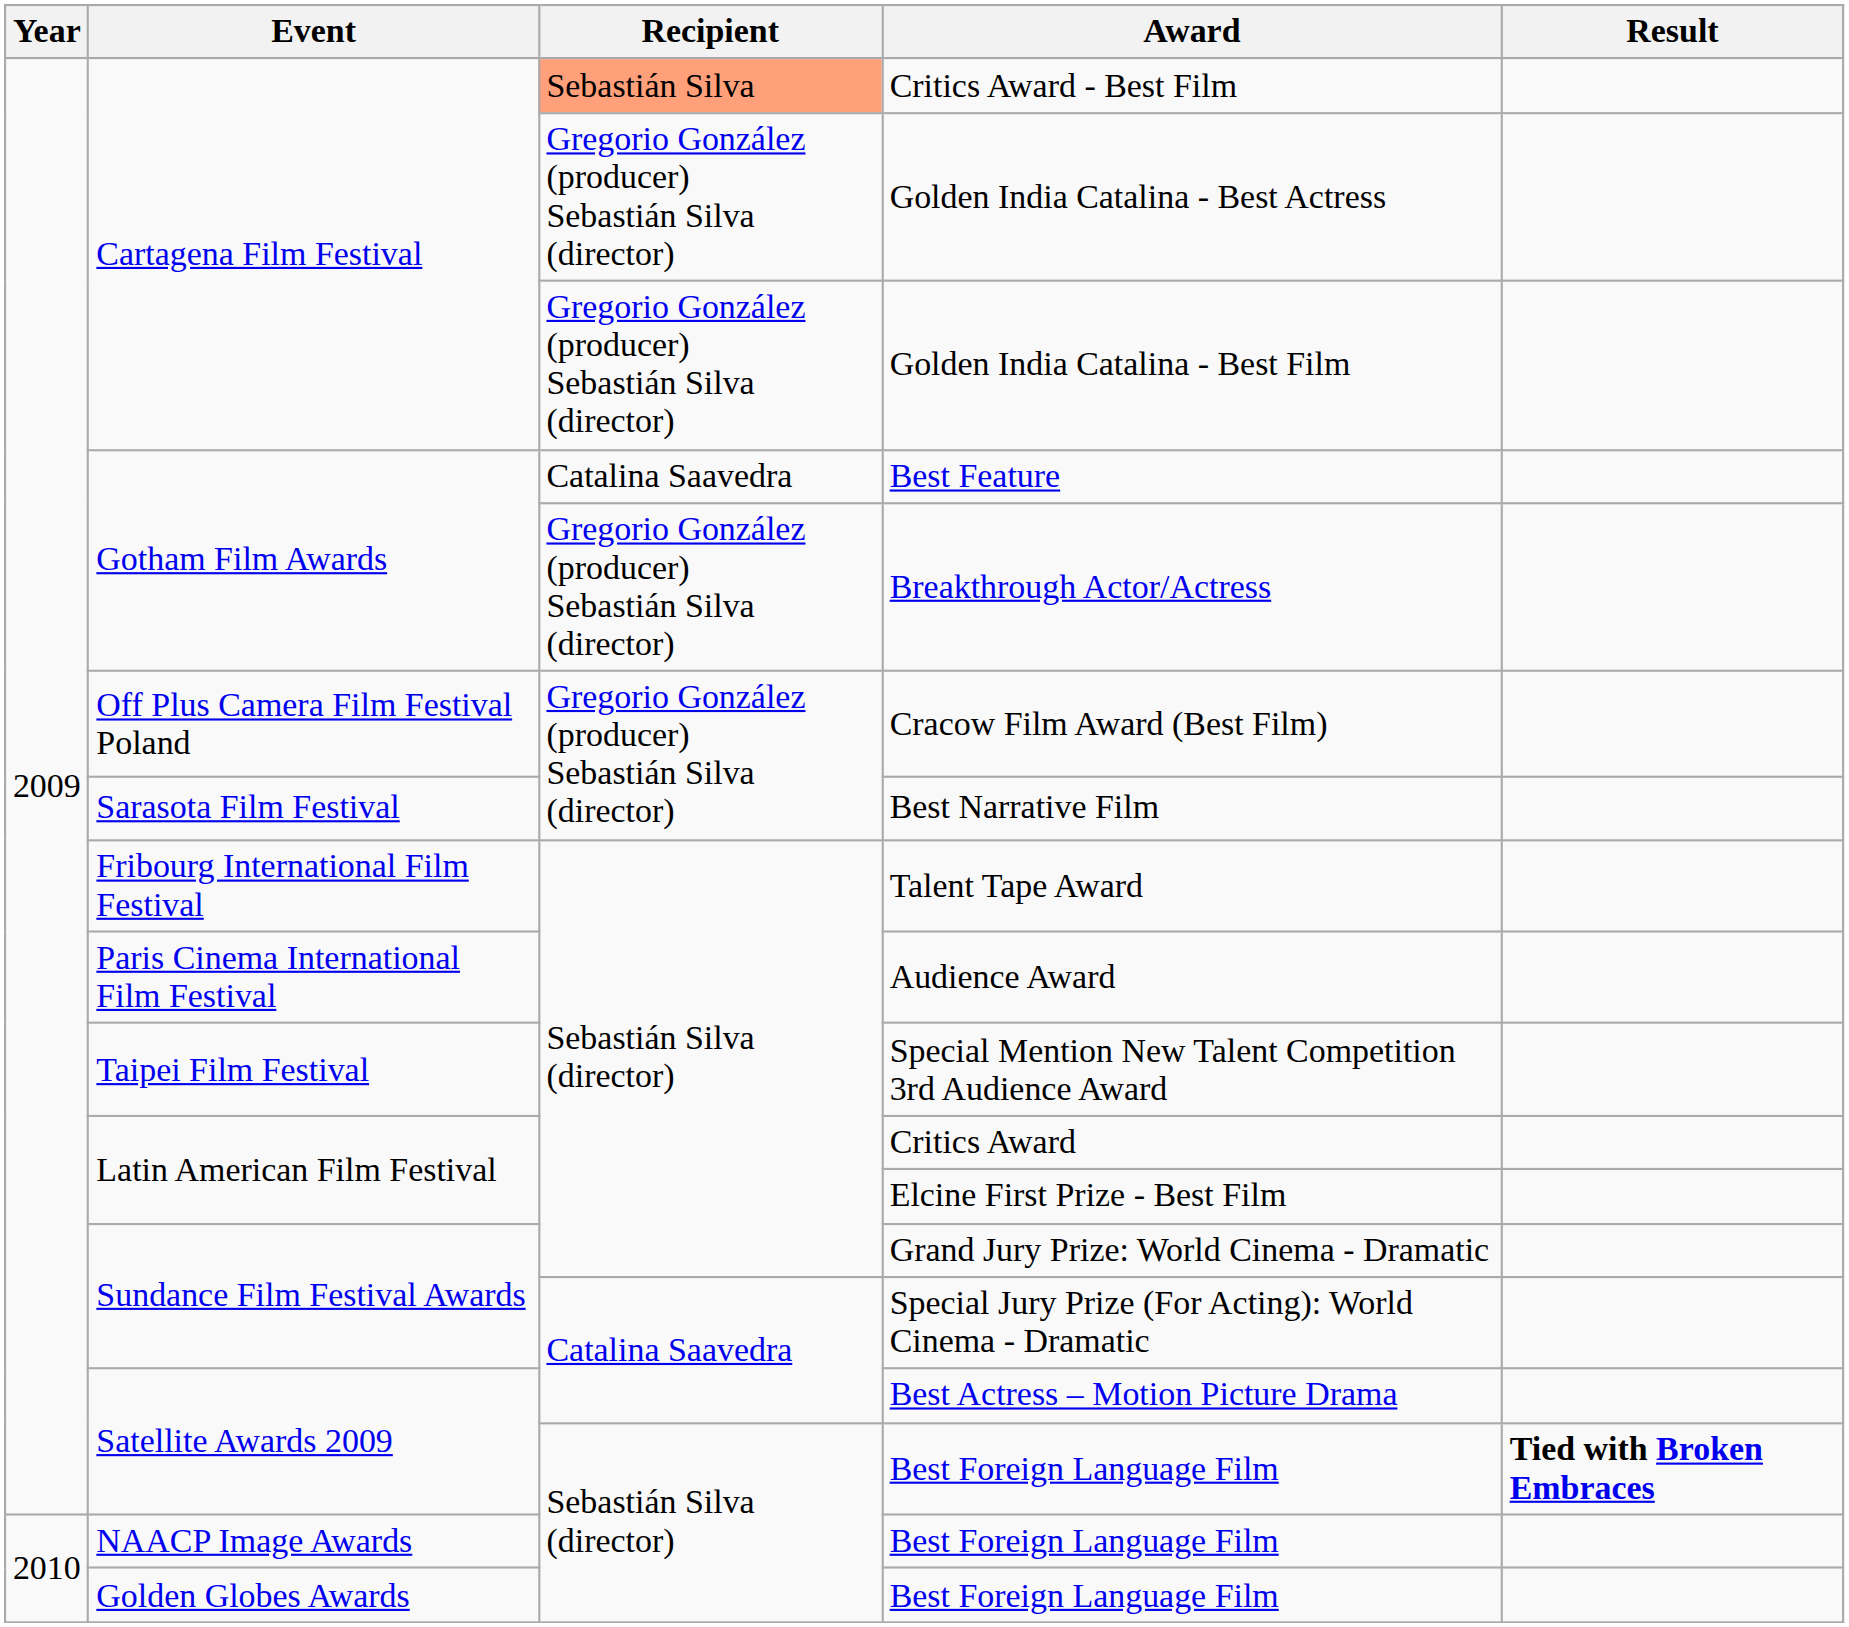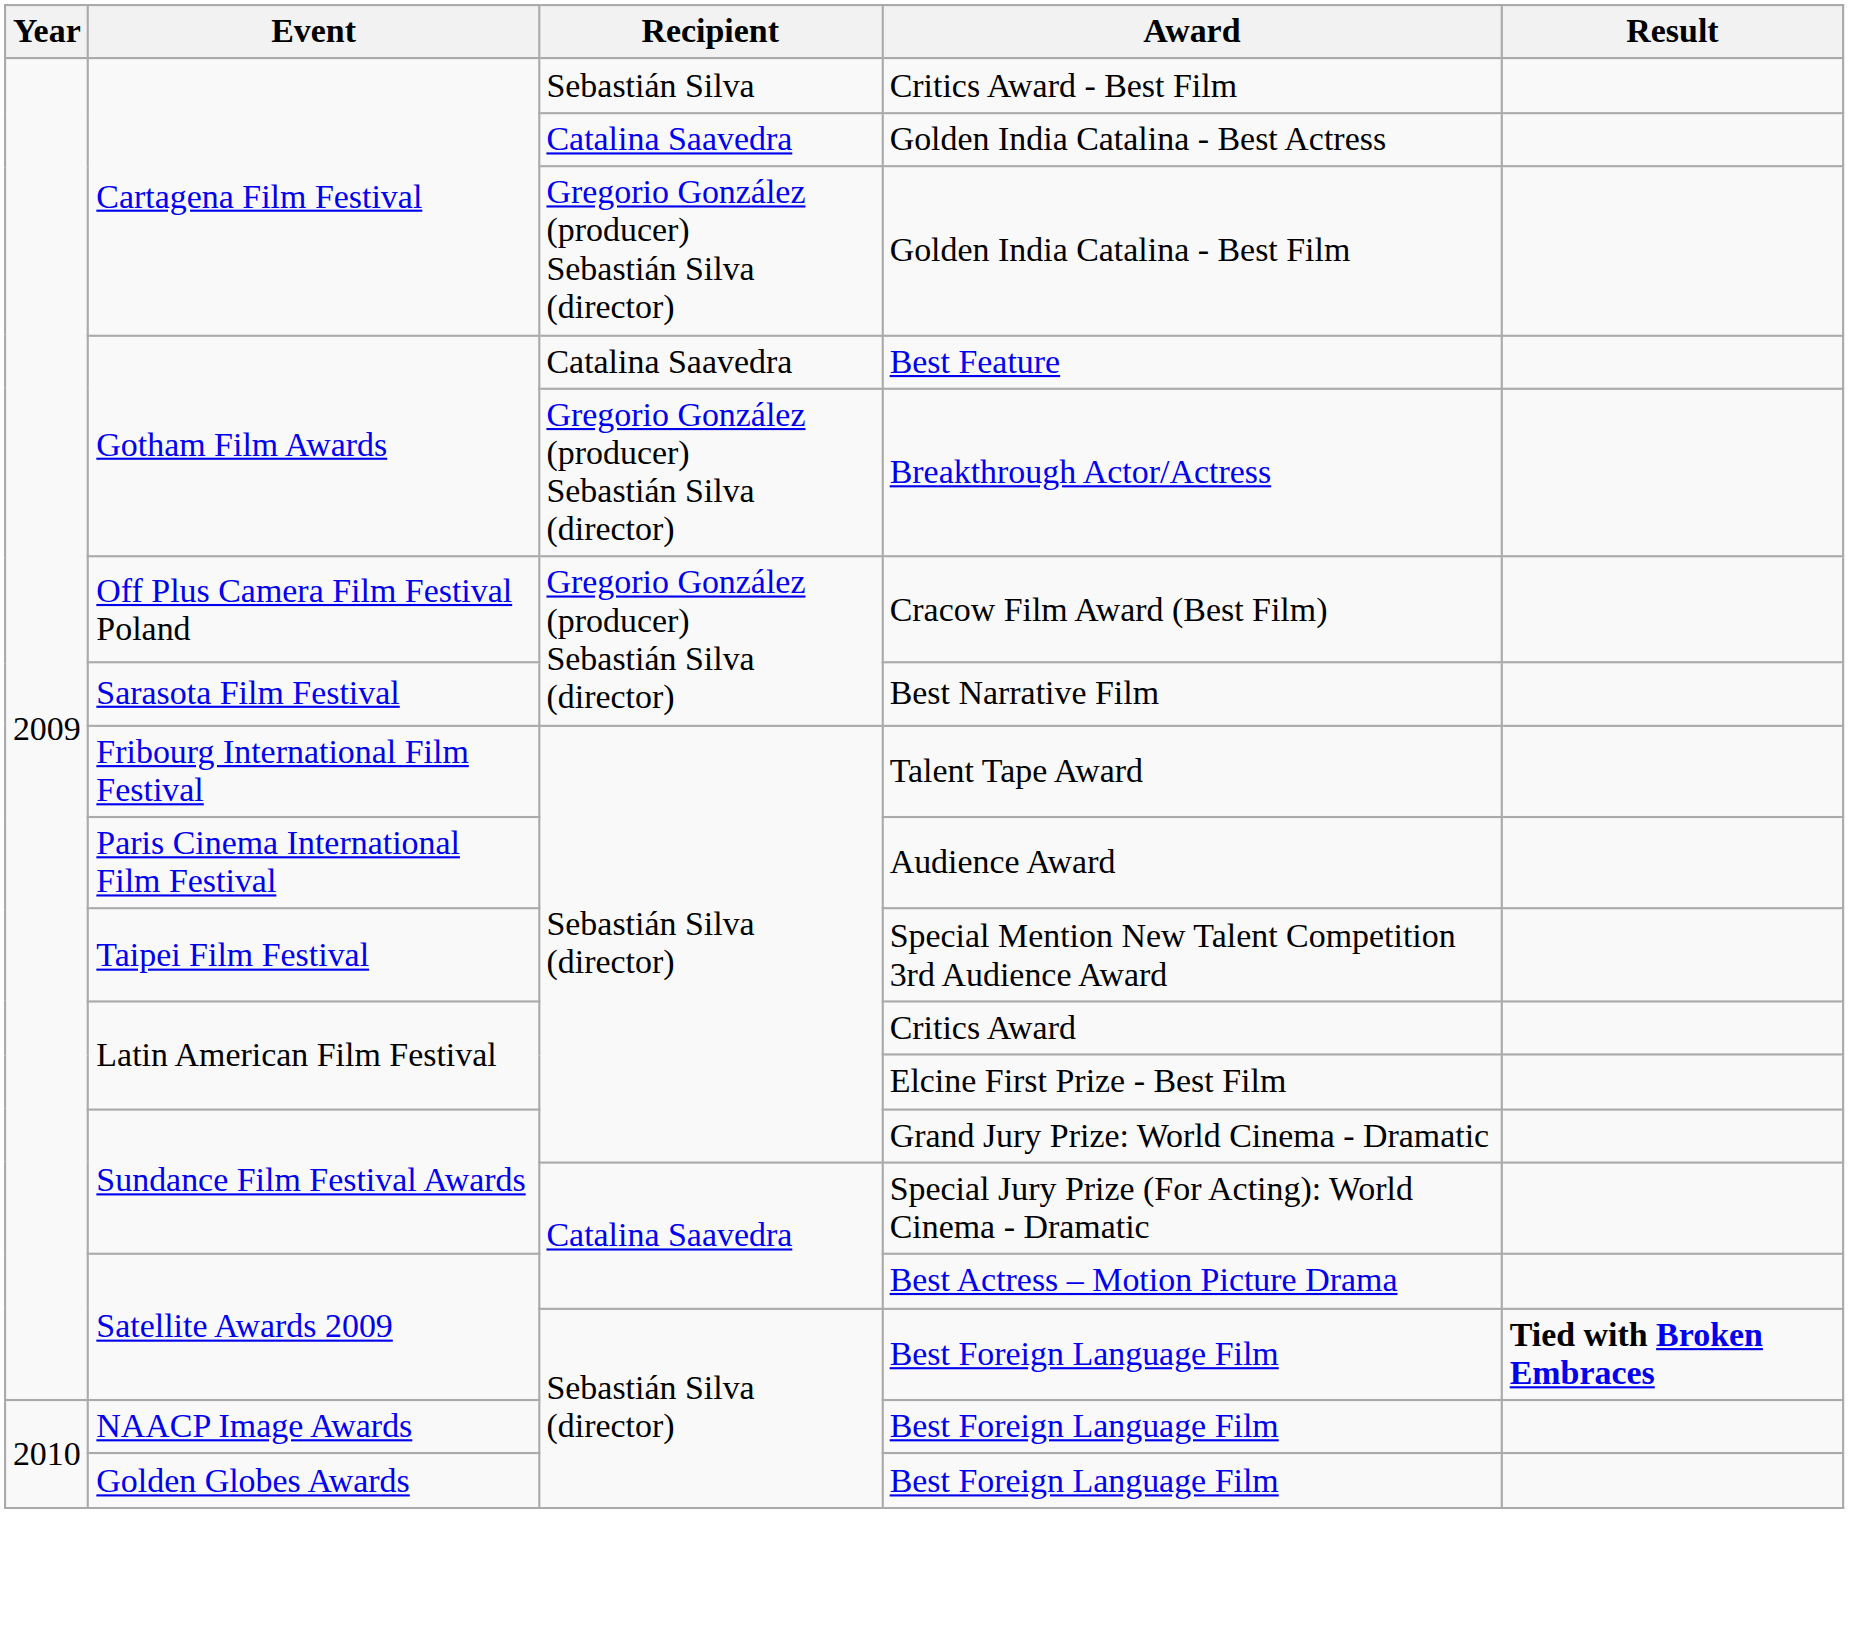(651, 85) lightsalmon background -> (651, 85) no background
(676, 196) Gregorio González (producer) Sebastián Silva (director) -> (669, 138) Catalina Saavedra
